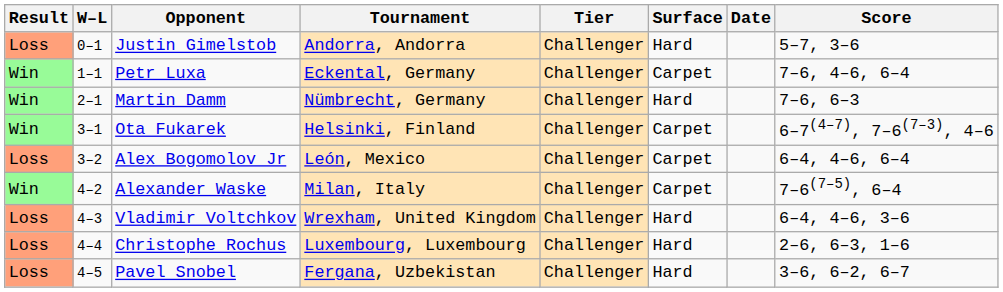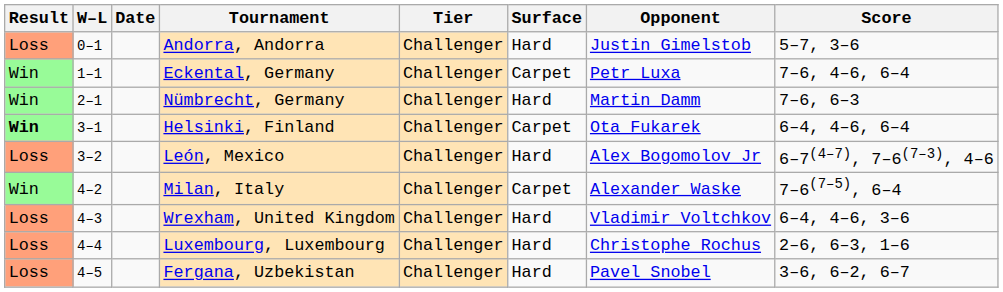columns swapped: (751, 18) <-> (206, 18)
(24, 130) normal -> (24, 128) bold
(886, 130) 6–7(4–7), 7–6(7–3), 4–6 -> (845, 128) 6–4, 4–6, 6–4
(683, 159) Carpet -> (532, 157) Hard
(845, 159) 6–4, 4–6, 6–4 -> (886, 157) 6–7(4–7), 7–6(7–3), 4–6
